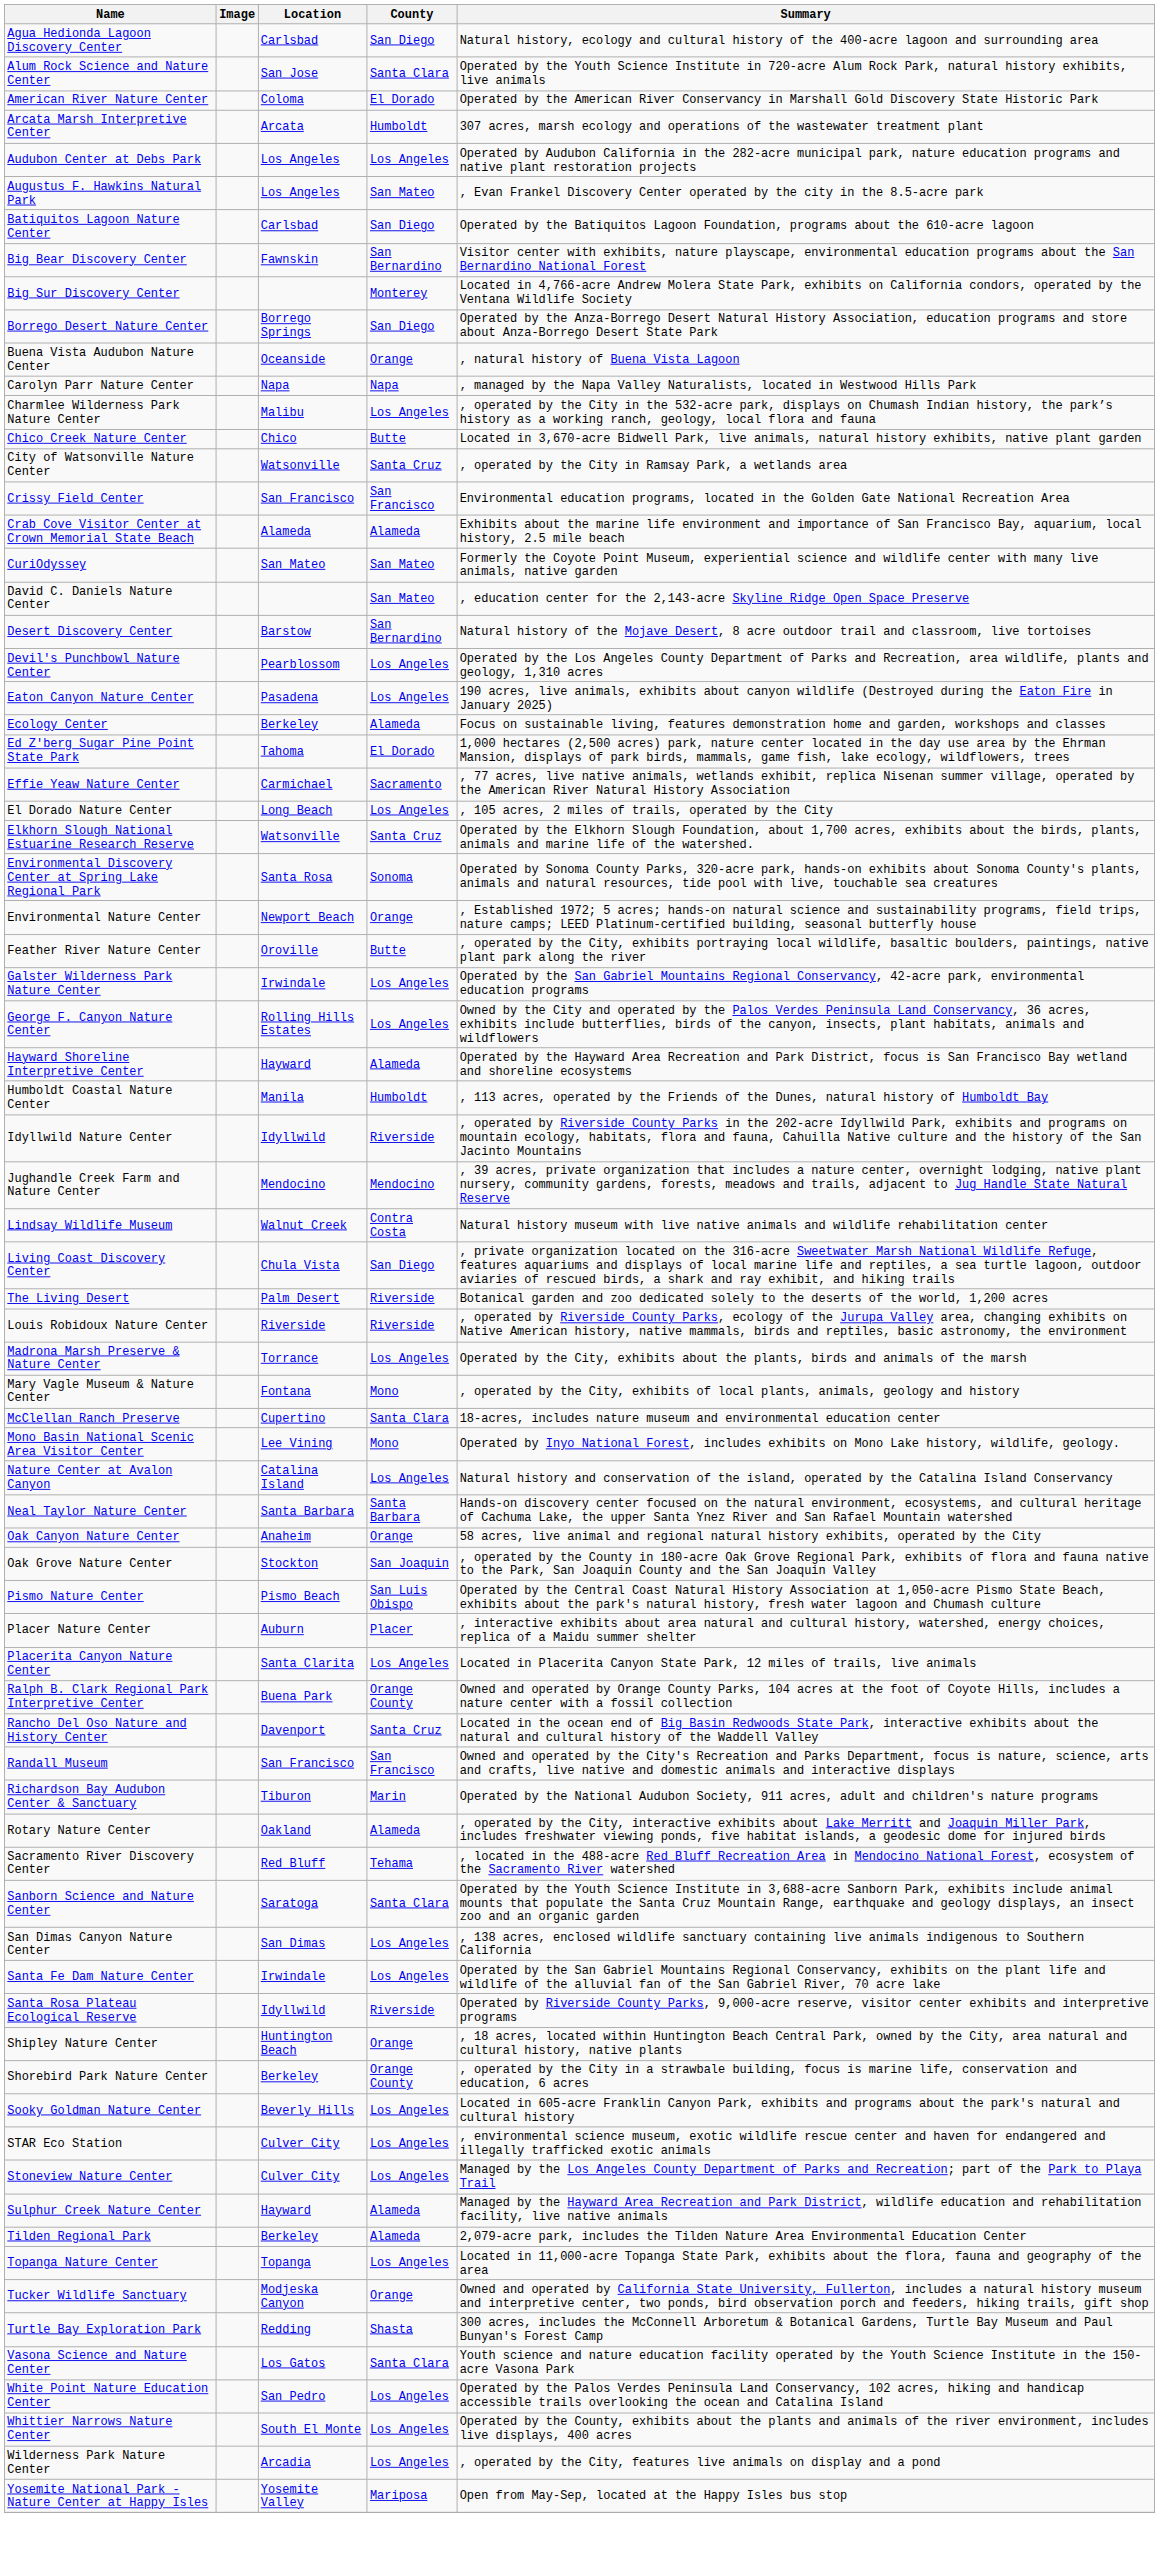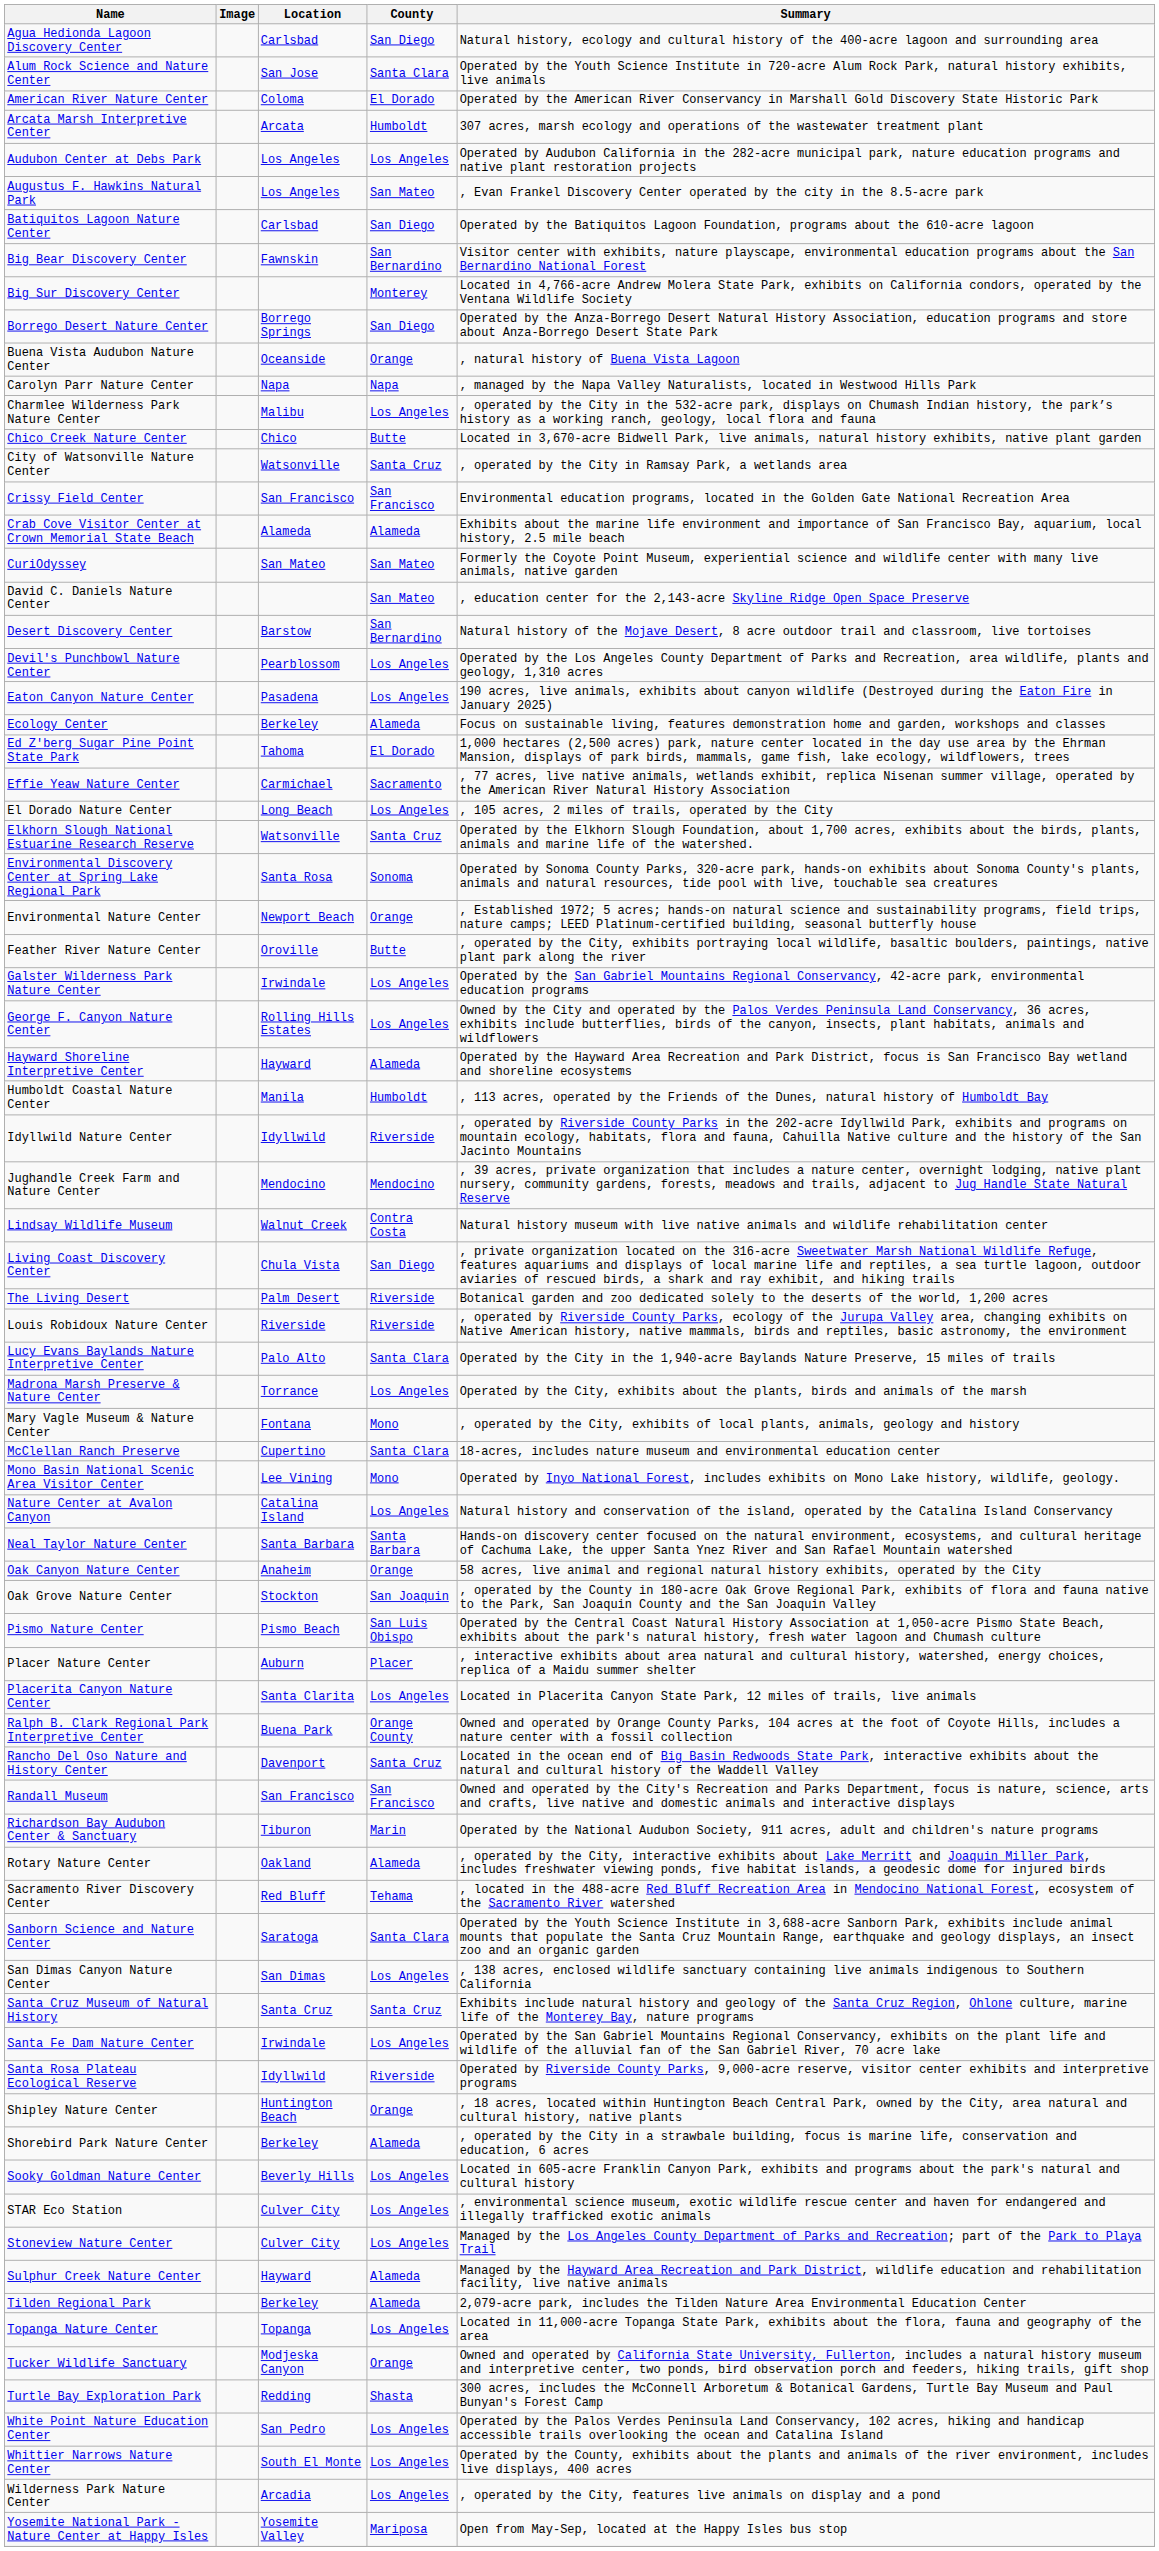+ row: (101, 1358)
+ row: (108, 2011)
(391, 2077) Orange County -> (395, 2144) Alameda
- row: (97, 2363)
